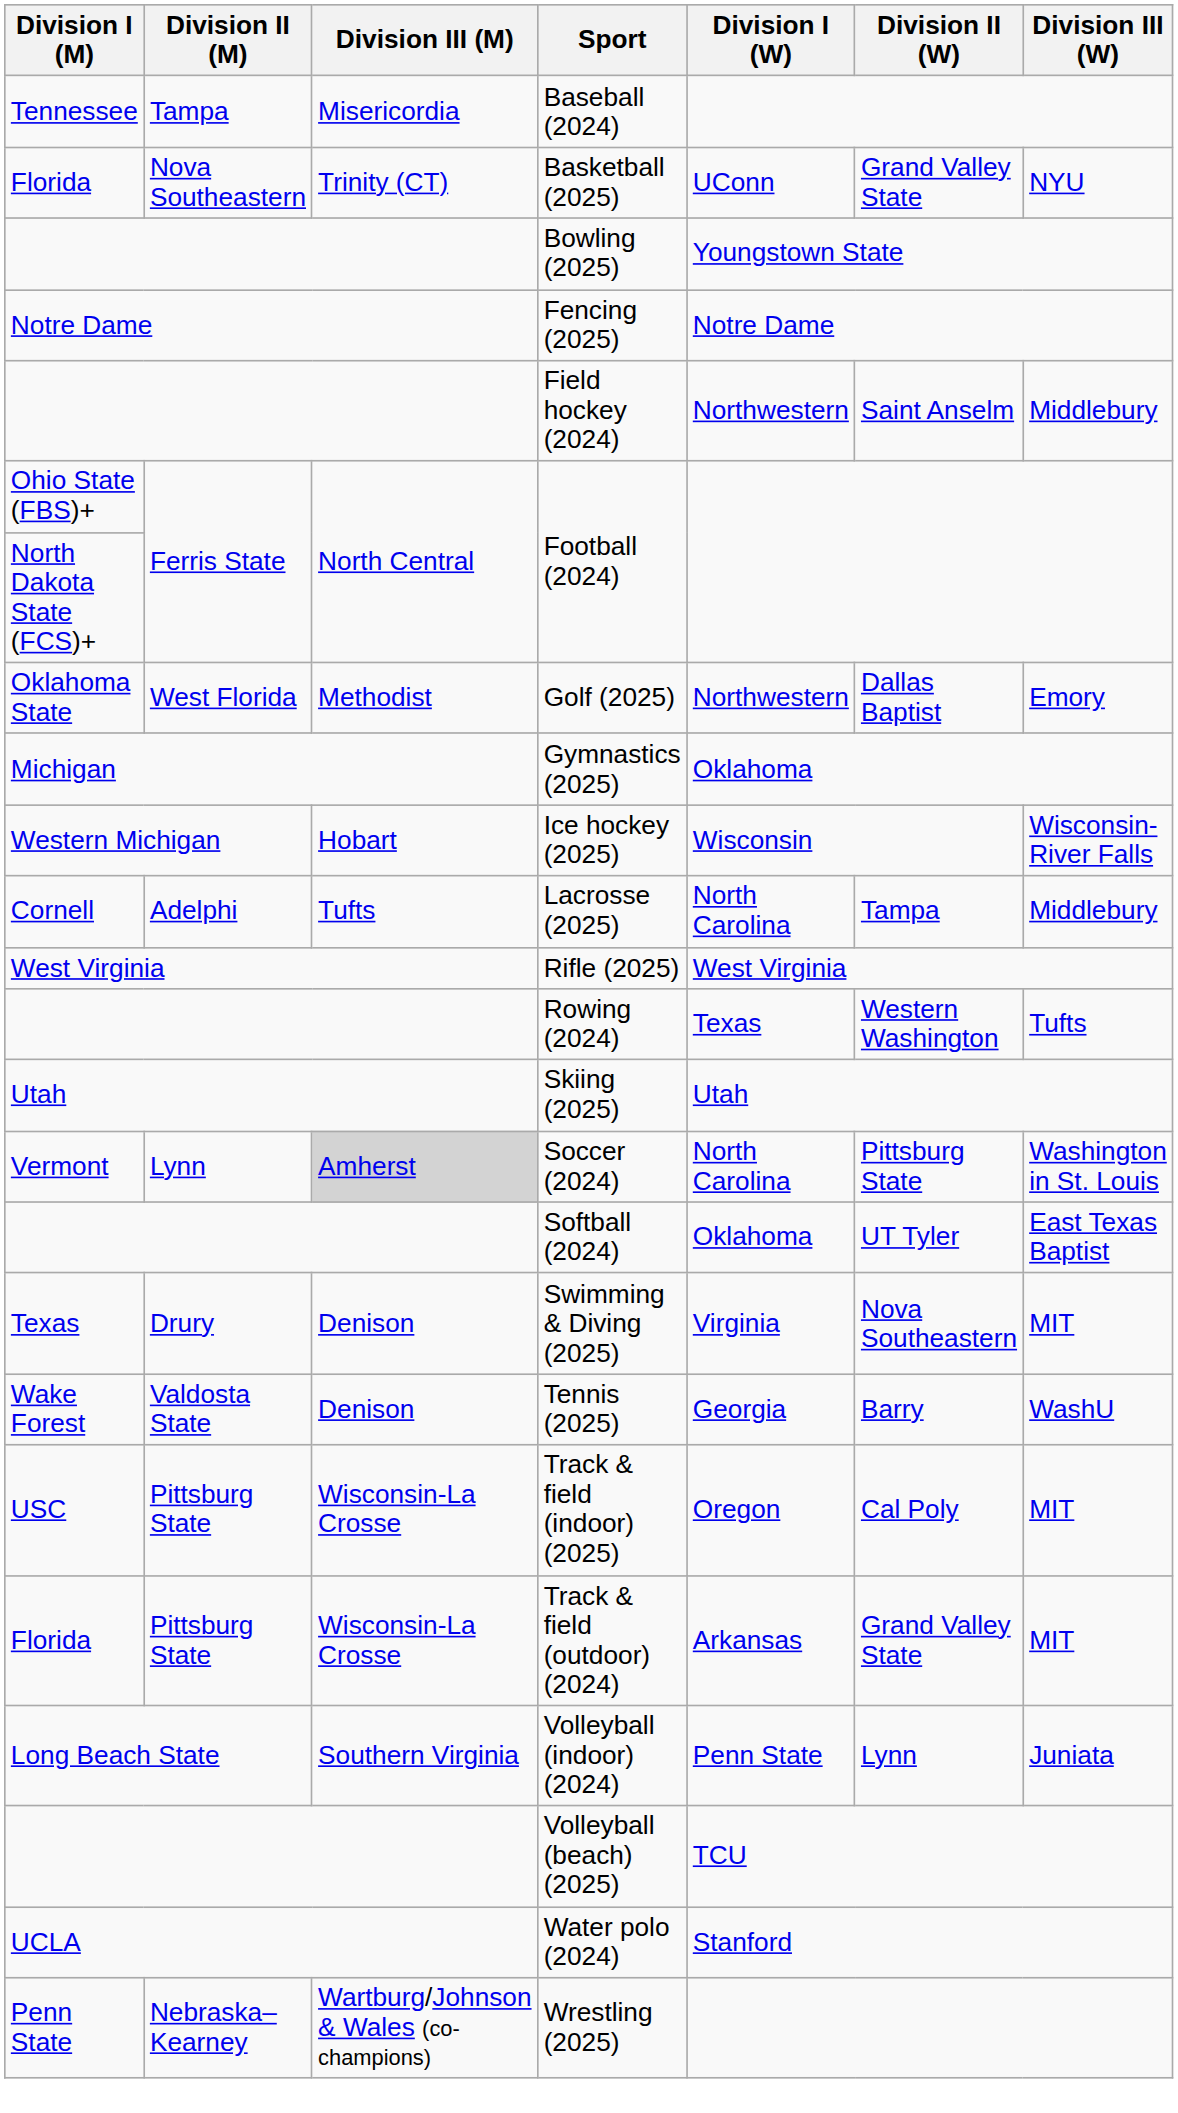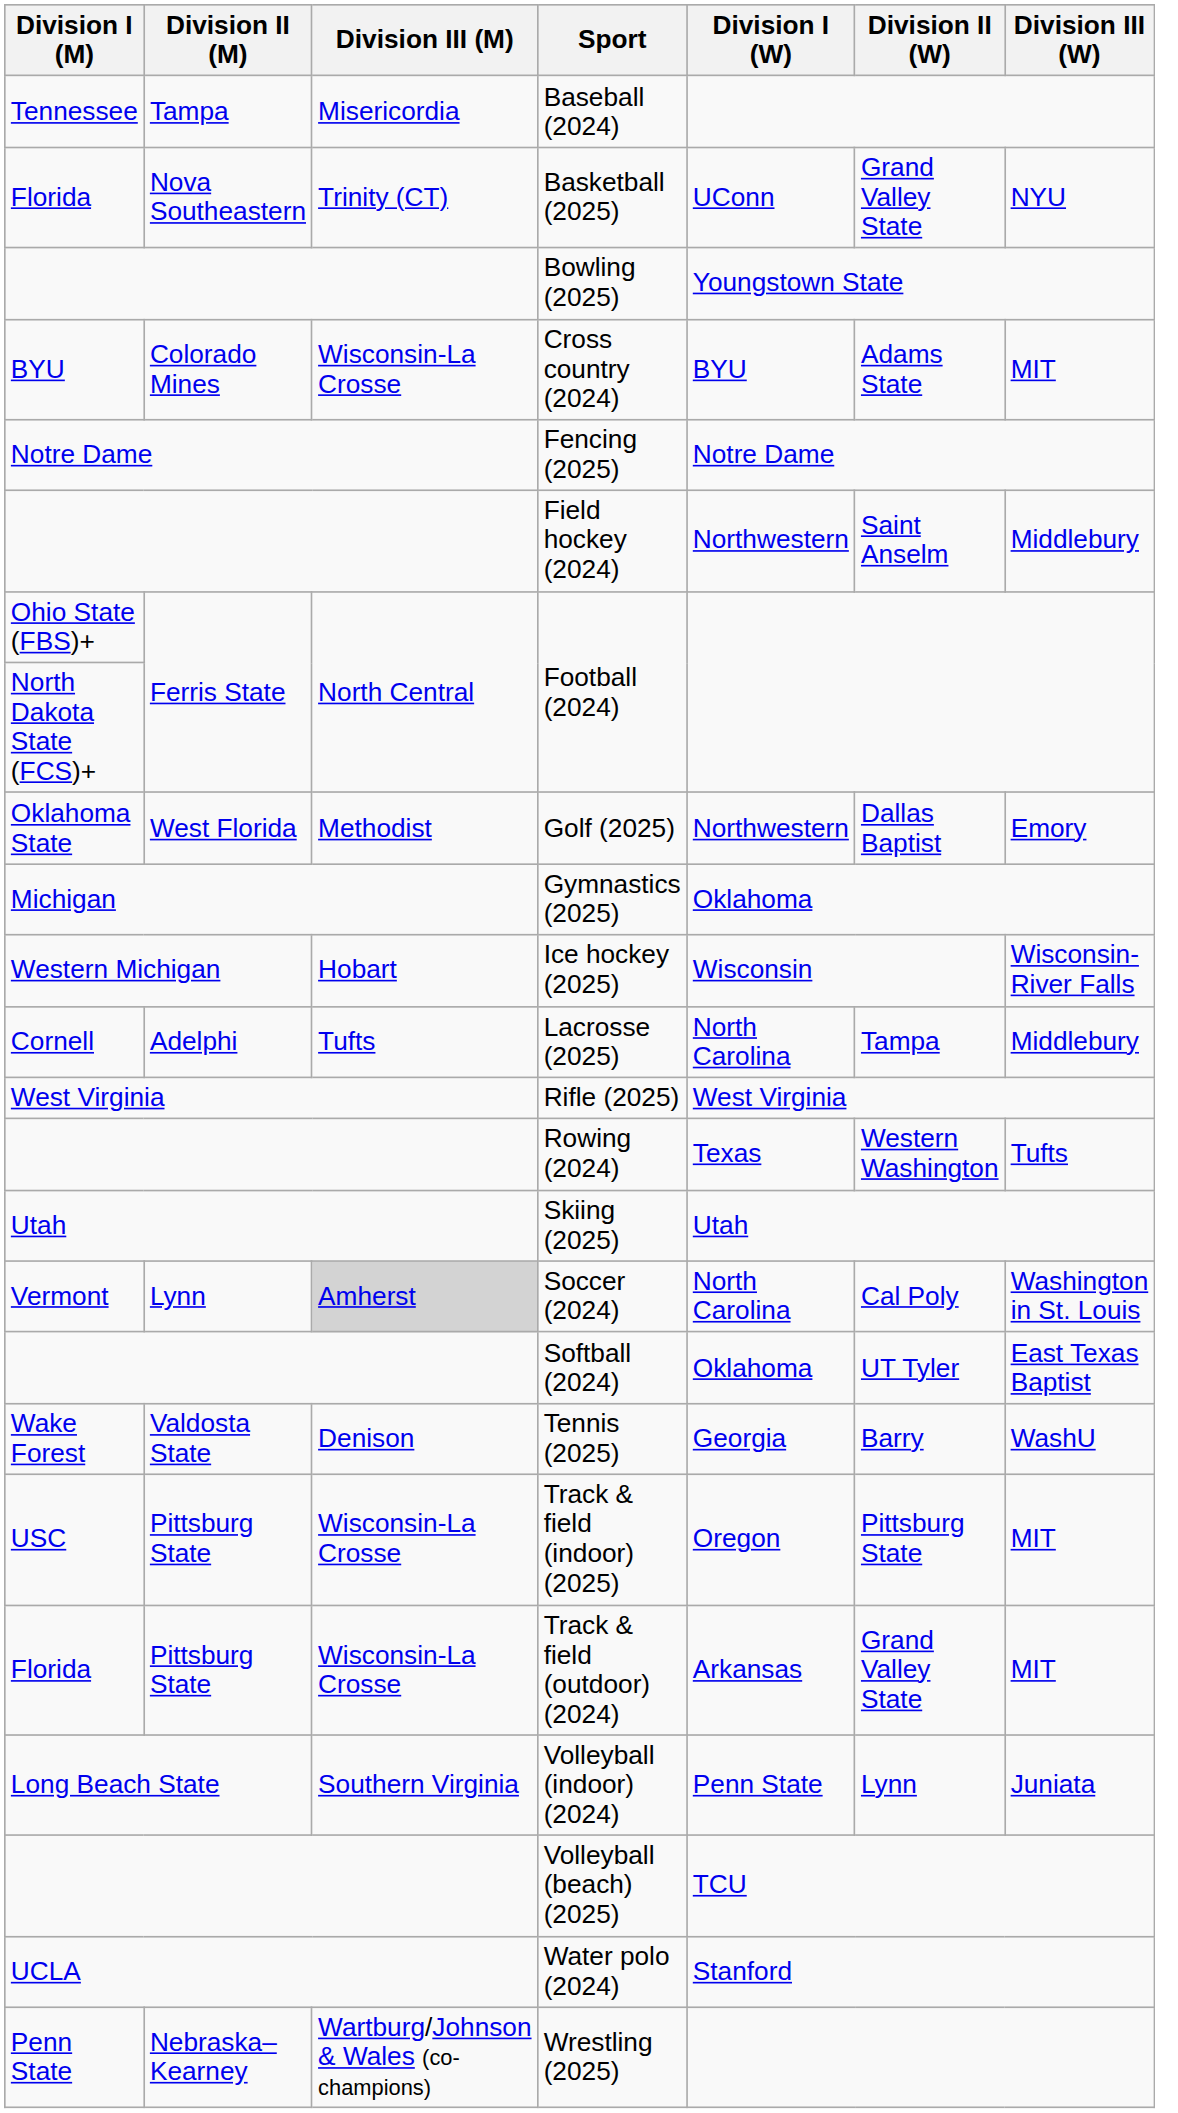+ row: (38, 368)
(913, 1166) Pittsburg State -> (910, 1296) Cal Poly
- row: (45, 1323)
(910, 1509) Cal Poly -> (913, 1539) Pittsburg State
